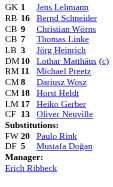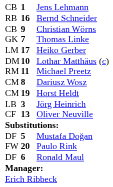(12, 7) GK -> (11, 7) CB
(11, 39) CB -> (12, 39) GK
rows swapped: (61, 50) <-> (61, 103)
(25, 93) 18 -> (25, 93) 19
rows swapped: (65, 146) <-> (57, 136)
+ row: (60, 157)
